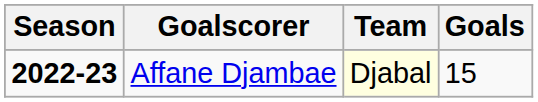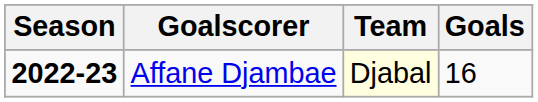(461, 73) 15 -> (461, 73) 16
